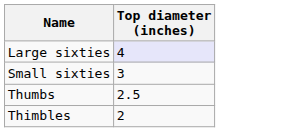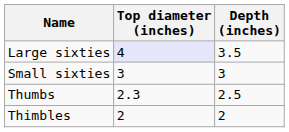+ column: (249, 23)
(129, 95) 2.5 -> (129, 95) 2.3
